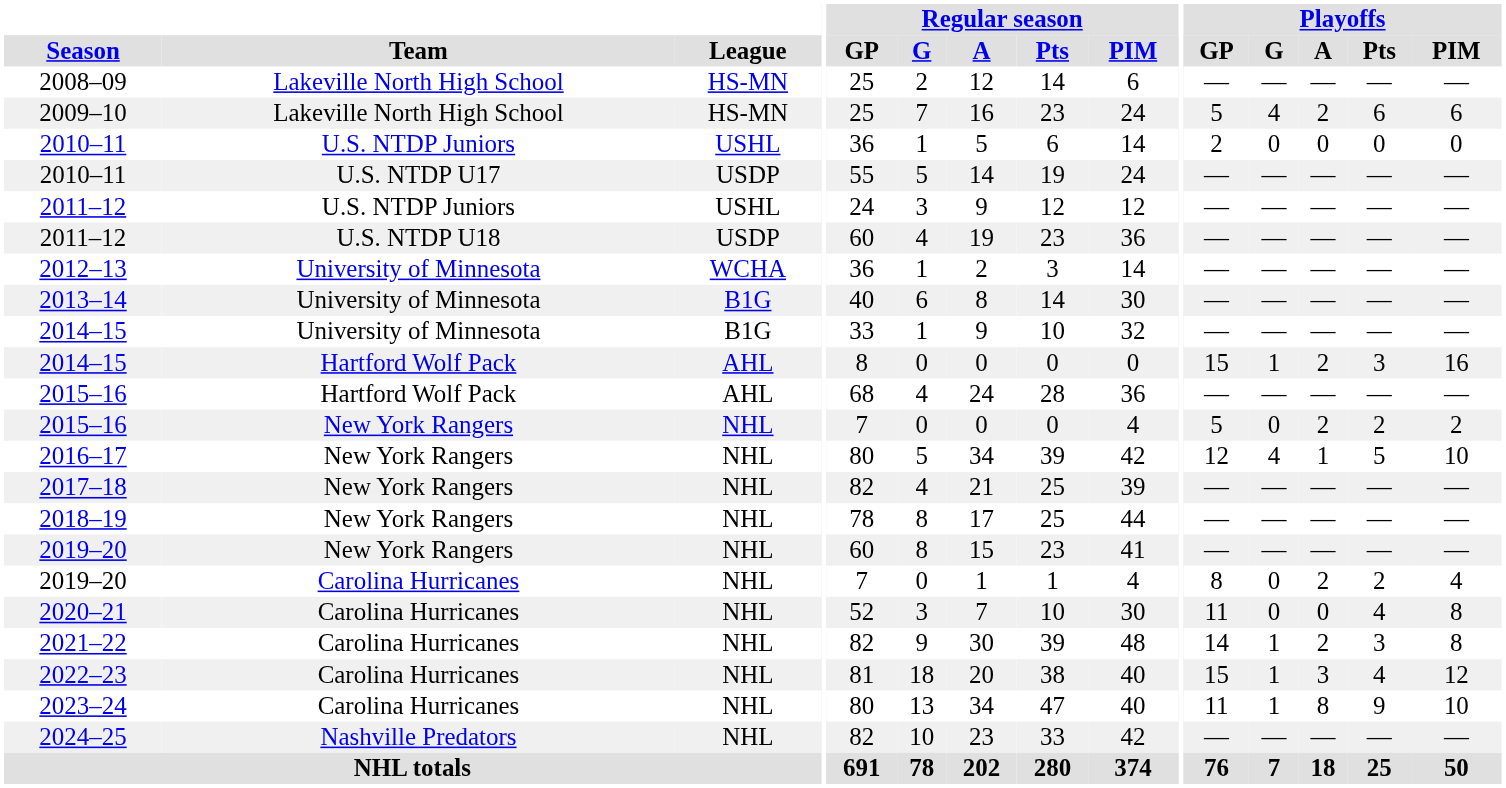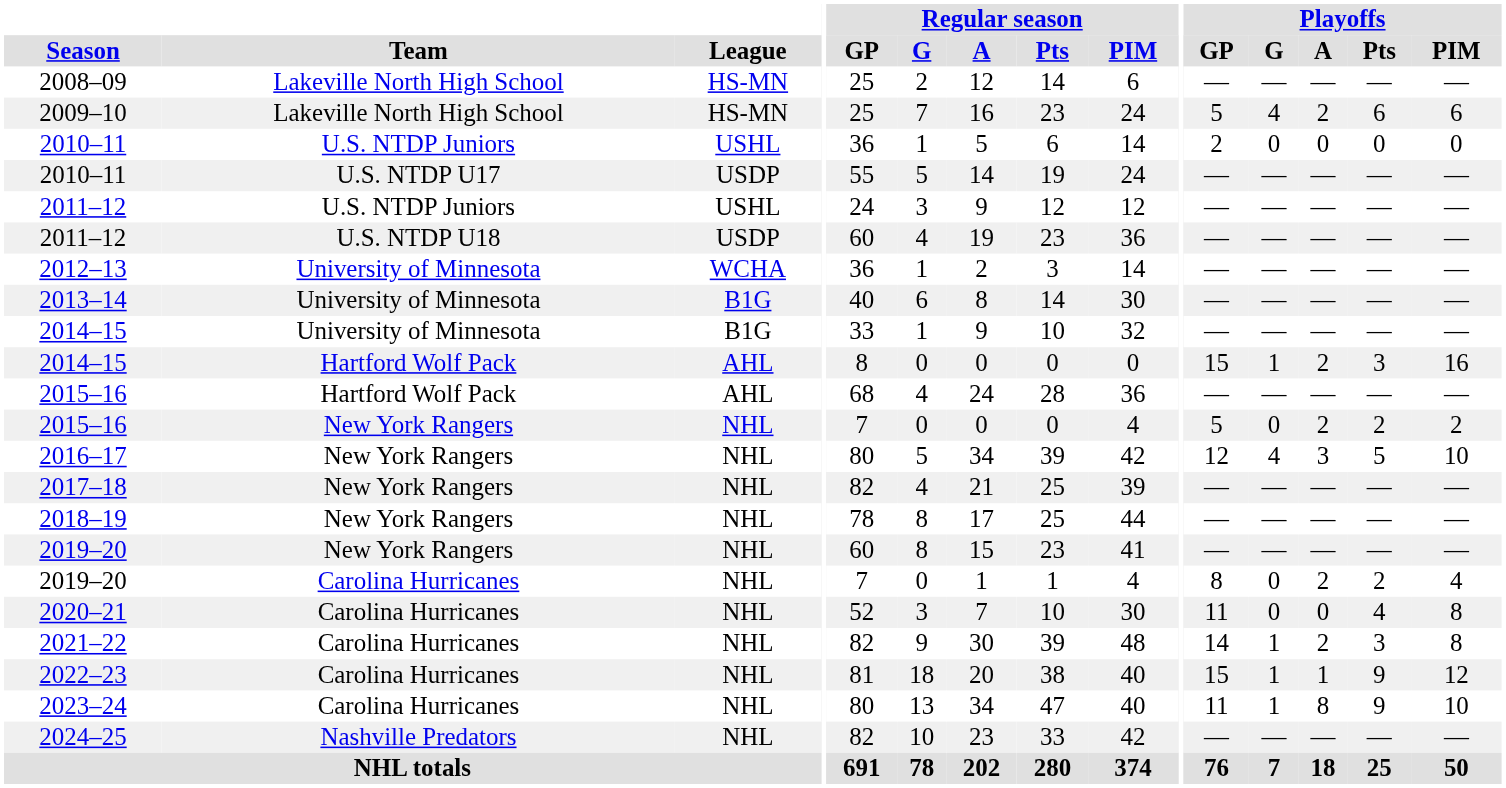(1323, 456) 1 -> (1323, 456) 3
(1323, 674) 3 -> (1323, 674) 1
(1379, 674) 4 -> (1379, 674) 9
